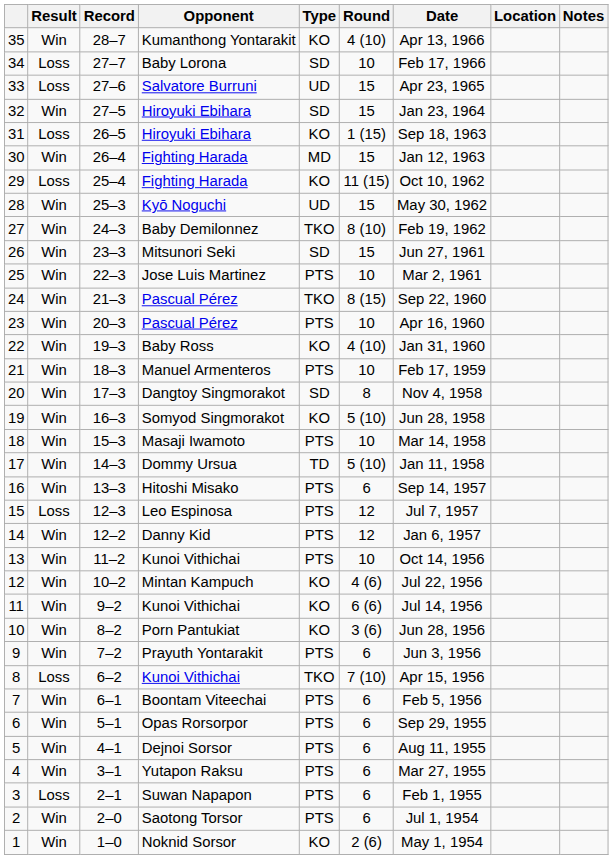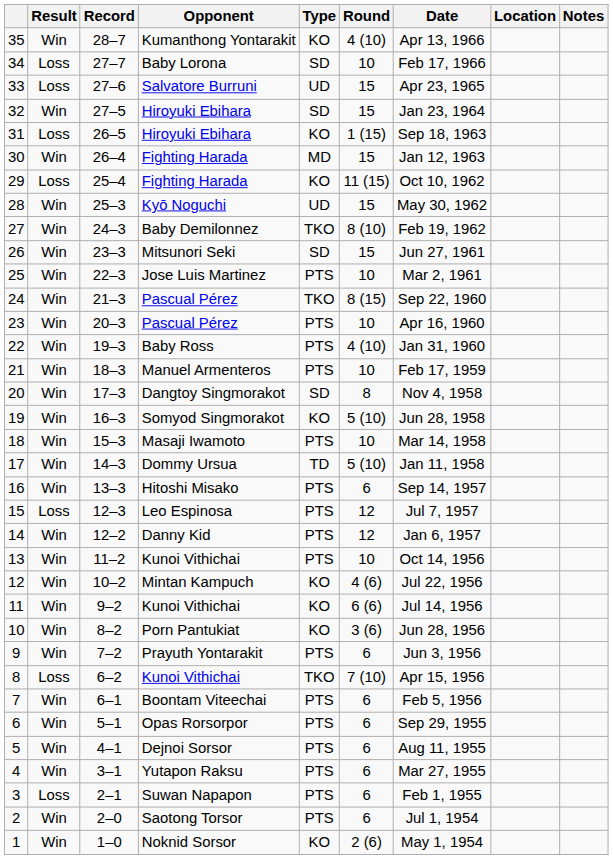(319, 346) KO -> (319, 346) PTS
